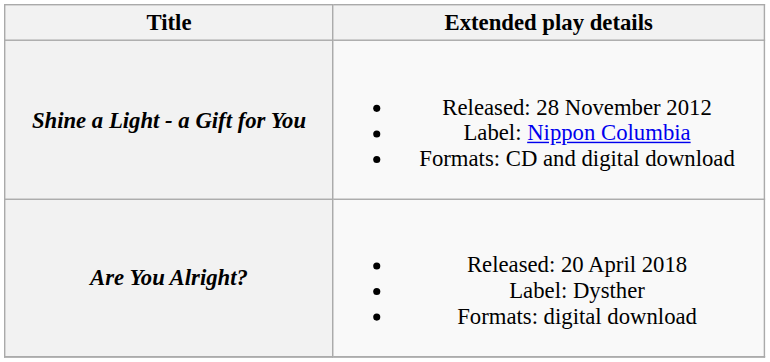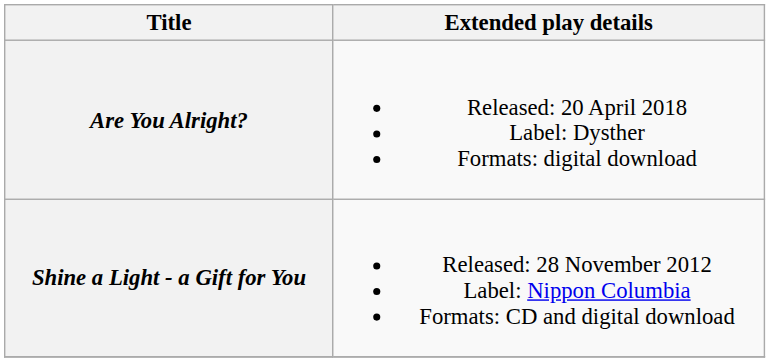rows swapped: (169, 119) <-> (169, 277)
